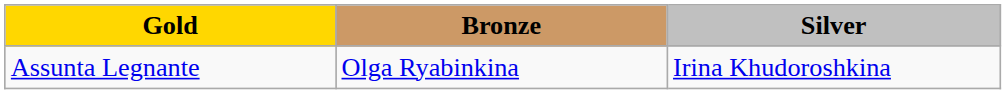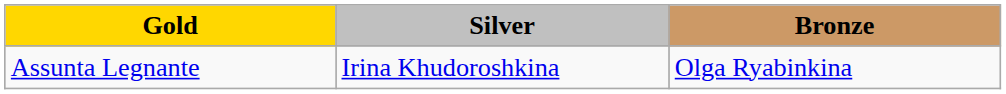columns swapped: (834, 25) <-> (501, 25)
